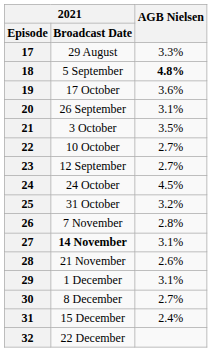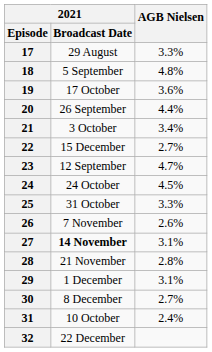(171, 71) bold -> (171, 71) normal
(171, 109) 3.1% -> (171, 109) 4.4%
(171, 128) 3.5% -> (171, 128) 3.4%
(93, 147) 10 October -> (93, 147) 15 December
(171, 166) 2.7% -> (171, 166) 4.7%
(171, 204) 3.2% -> (171, 204) 3.3%
(171, 223) 2.8% -> (171, 223) 2.6%
(171, 261) 2.6% -> (171, 261) 2.8%
(93, 318) 15 December -> (93, 318) 10 October
